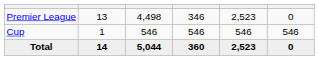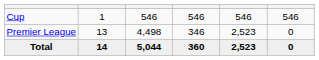rows swapped: (41, 16) <-> (16, 32)
